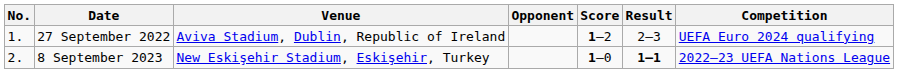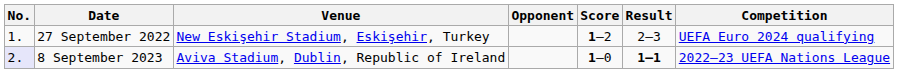(341, 36) Aviva Stadium, Dublin, Republic of Ireland -> (333, 36) New Eskişehir Stadium, Eskişehir, Turkey
(15, 57) no background -> (15, 57) lavender background
(333, 57) New Eskişehir Stadium, Eskişehir, Turkey -> (341, 57) Aviva Stadium, Dublin, Republic of Ireland
